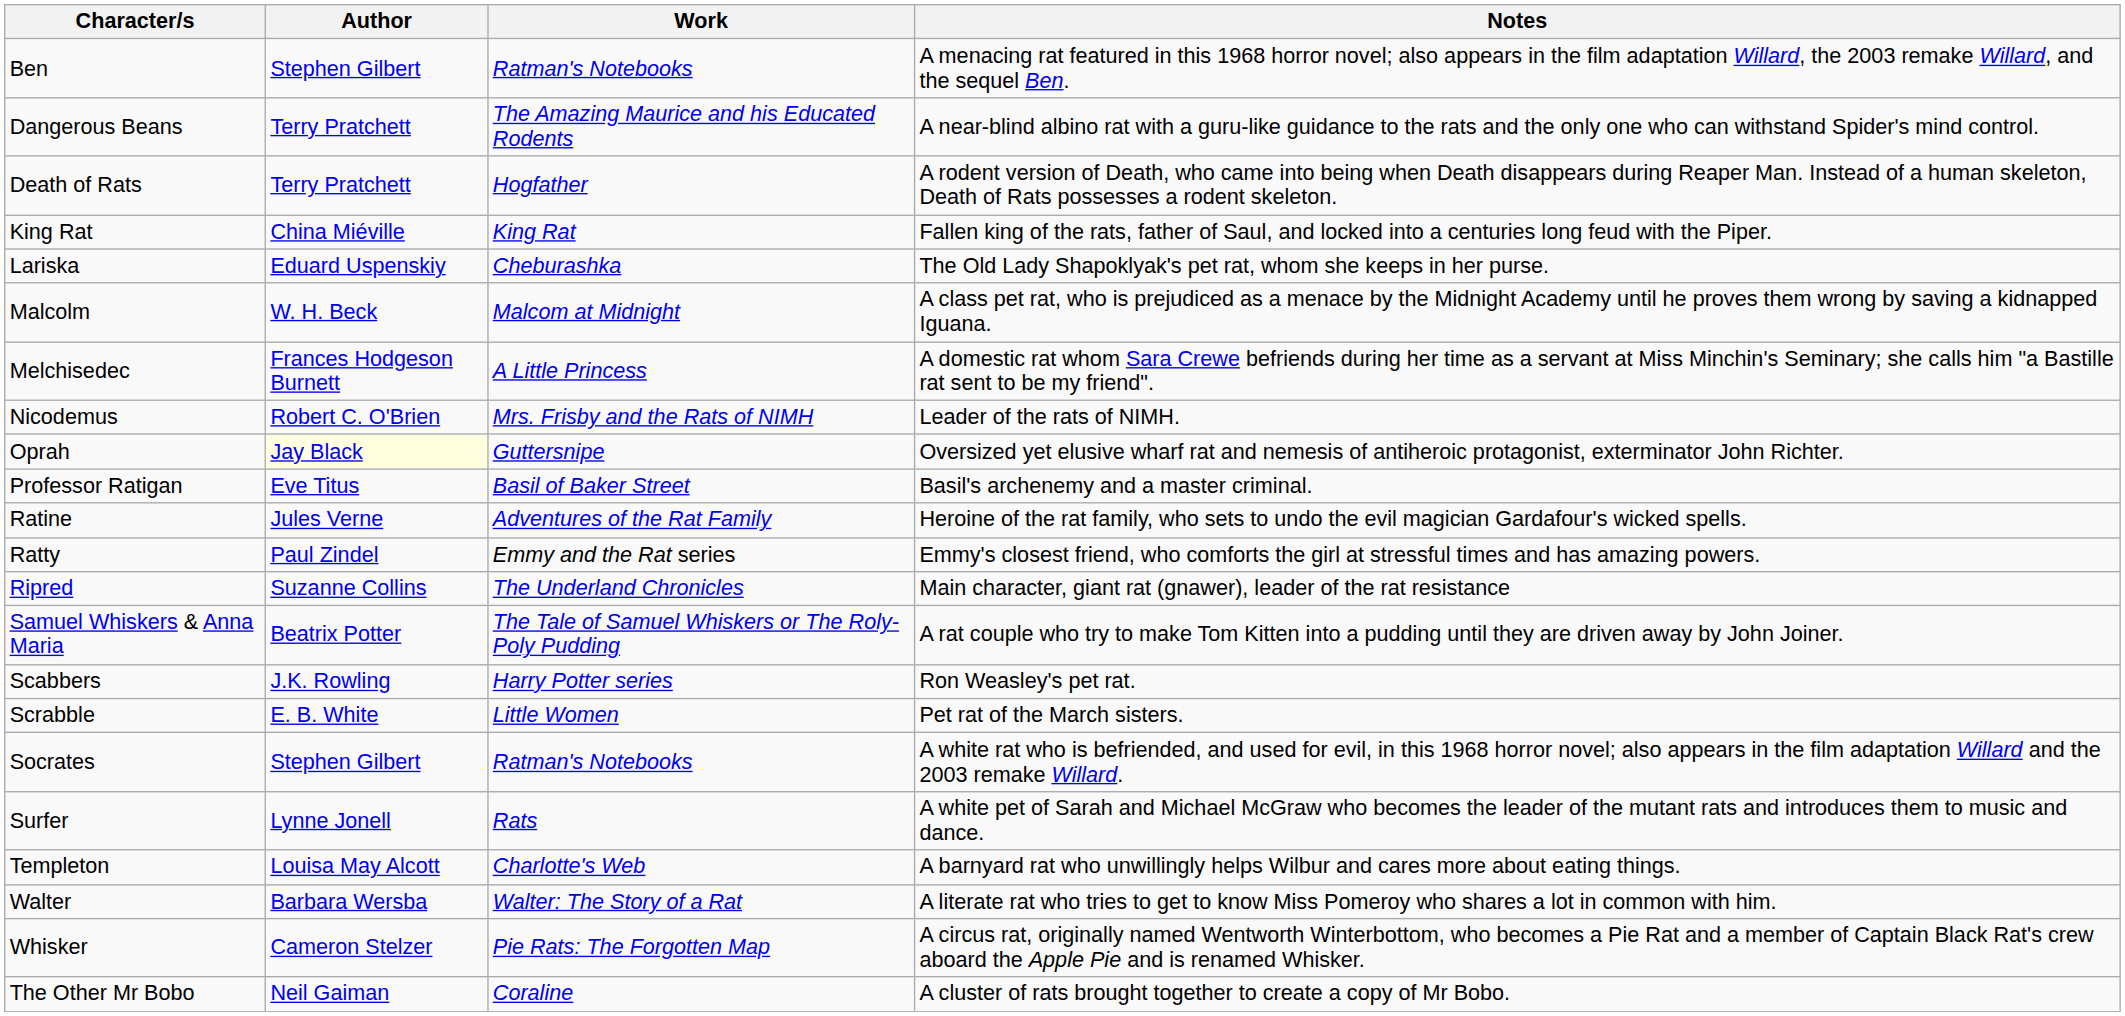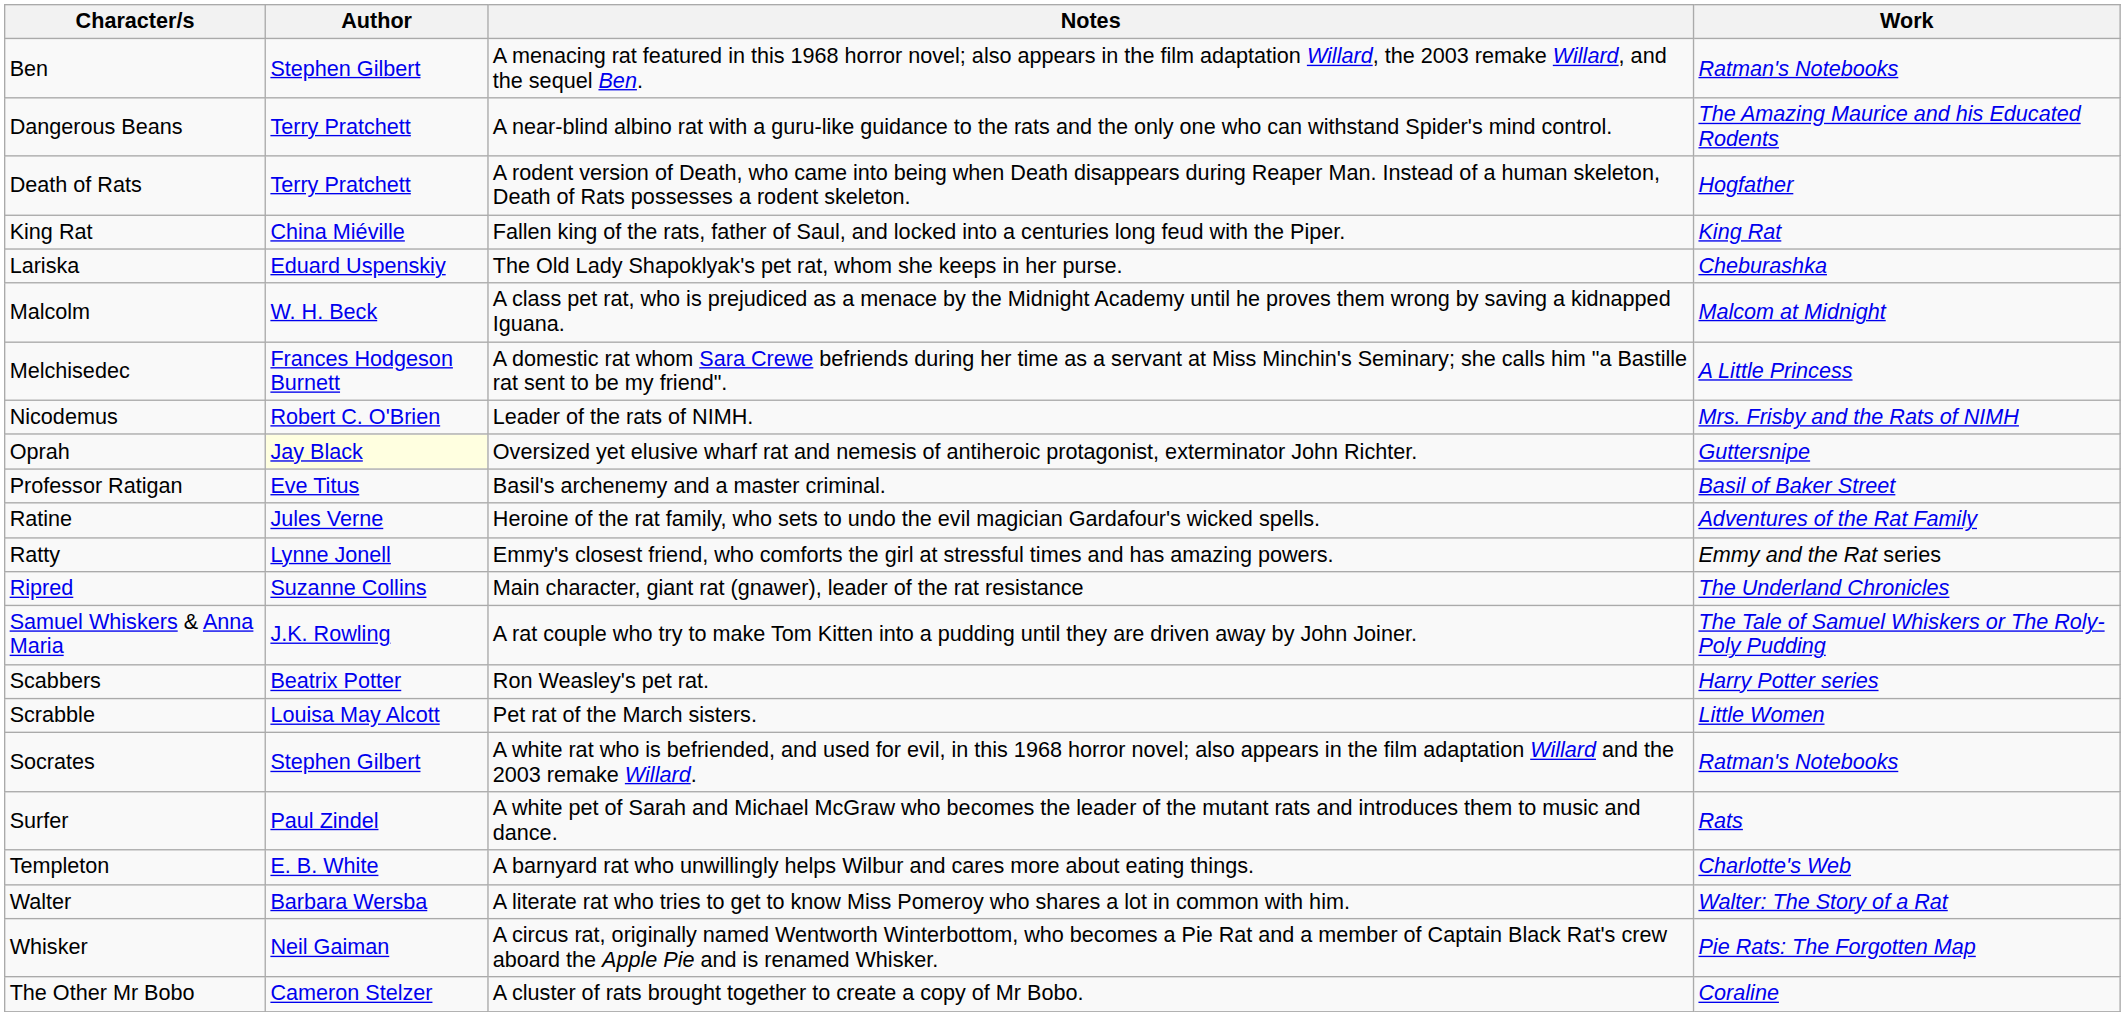columns swapped: (701, 21) <-> (1517, 21)
(324, 554) Paul Zindel -> (331, 554) Lynne Jonell
(336, 634) Beatrix Potter -> (330, 634) J.K. Rowling
(330, 681) J.K. Rowling -> (336, 681) Beatrix Potter
(324, 715) E. B. White -> (355, 715) Louisa May Alcott
(331, 820) Lynne Jonell -> (324, 820) Paul Zindel
(355, 866) Louisa May Alcott -> (324, 866) E. B. White
(351, 947) Cameron Stelzer -> (330, 947) Neil Gaiman
(330, 993) Neil Gaiman -> (351, 993) Cameron Stelzer
